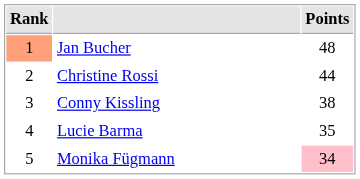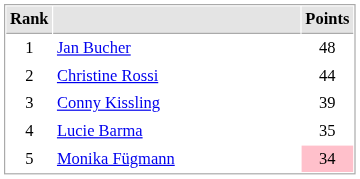(29, 48) lightsalmon background -> (29, 48) no background
(327, 103) 38 -> (327, 103) 39
